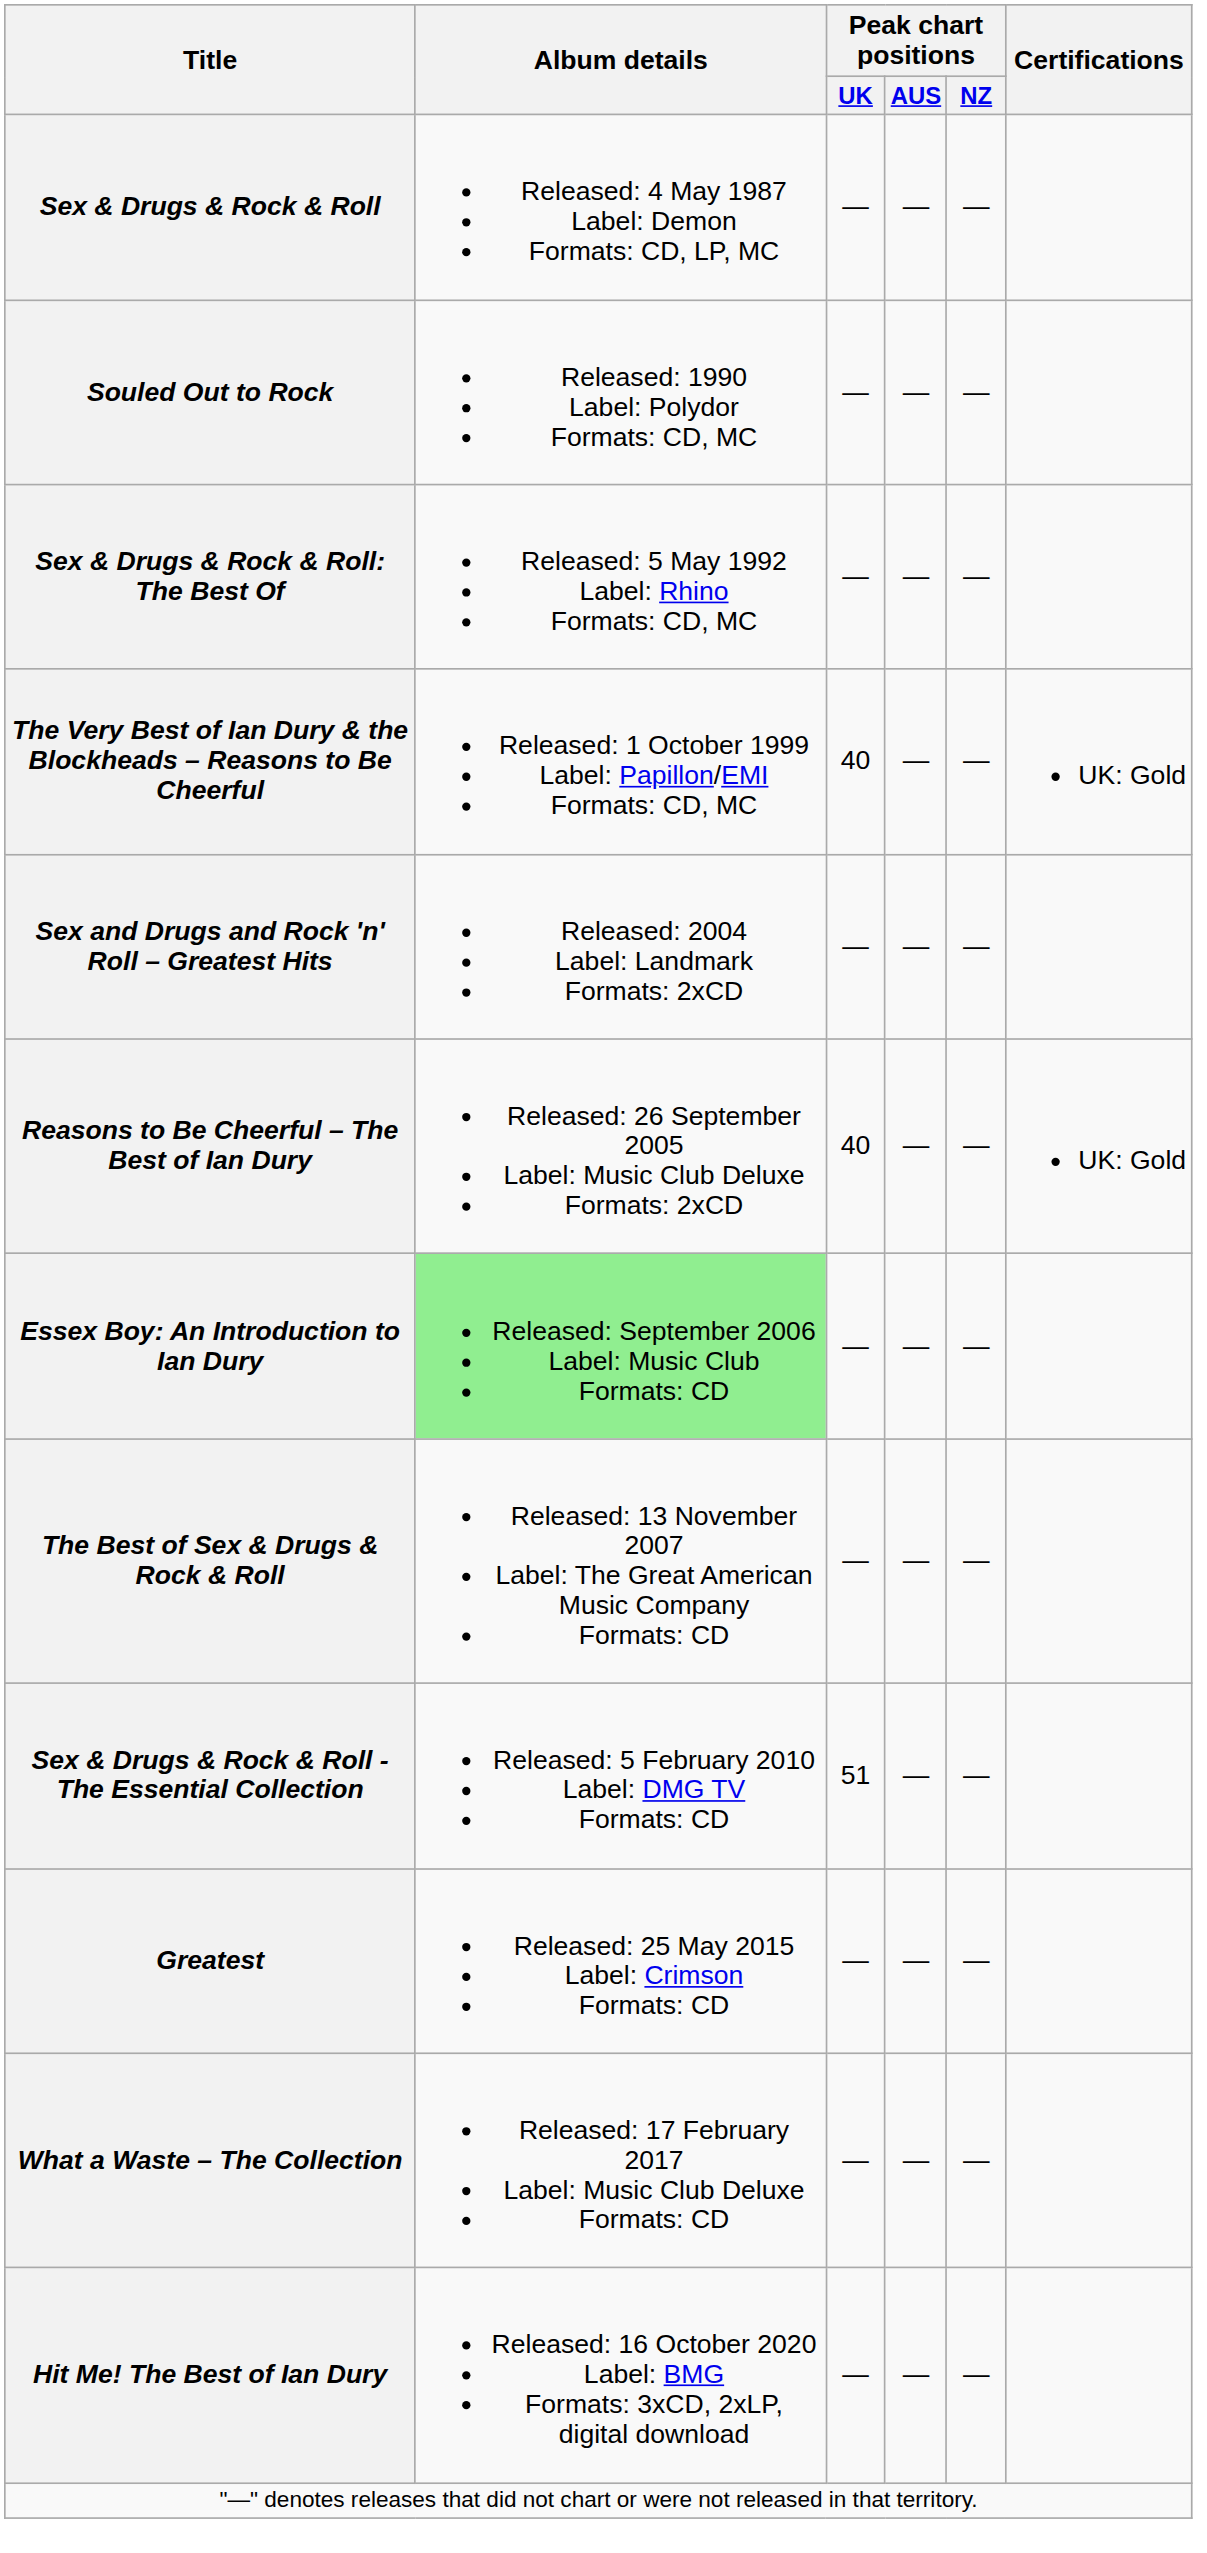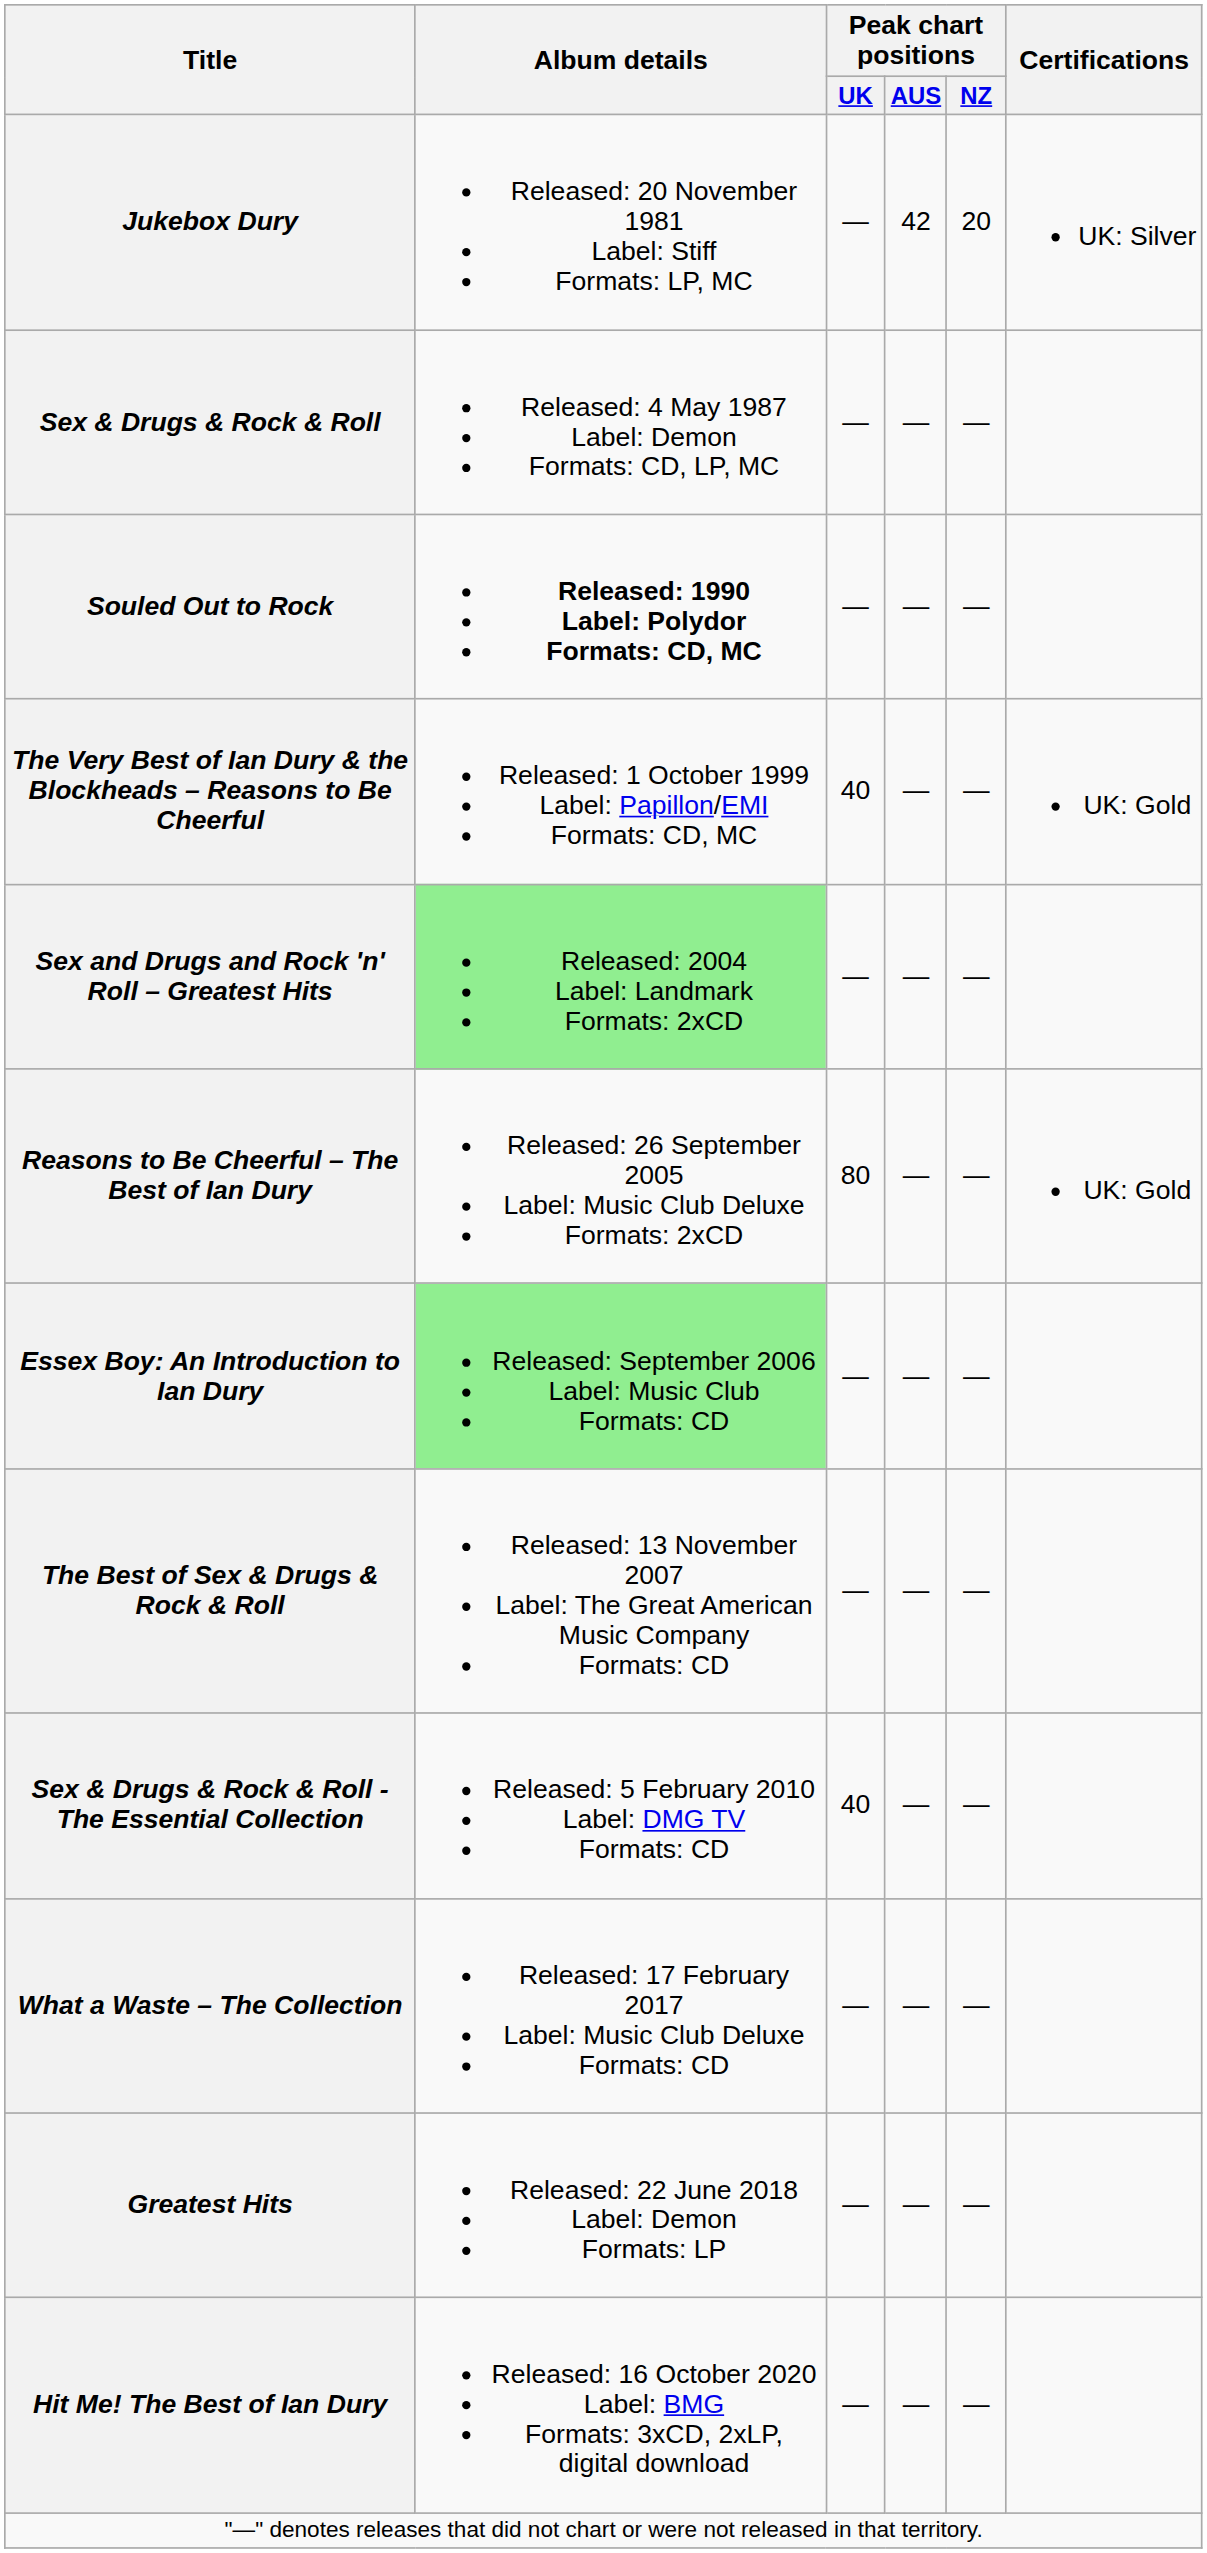+ row: (210, 221)
(621, 407) normal -> (621, 622) bold
- row: (210, 576)
(621, 962) no background -> (621, 991) lightgreen background
(856, 1146) 40 -> (856, 1175) 80
(856, 1775) 51 -> (856, 1805) 40
- row: (210, 1960)
+ row: (210, 2204)
